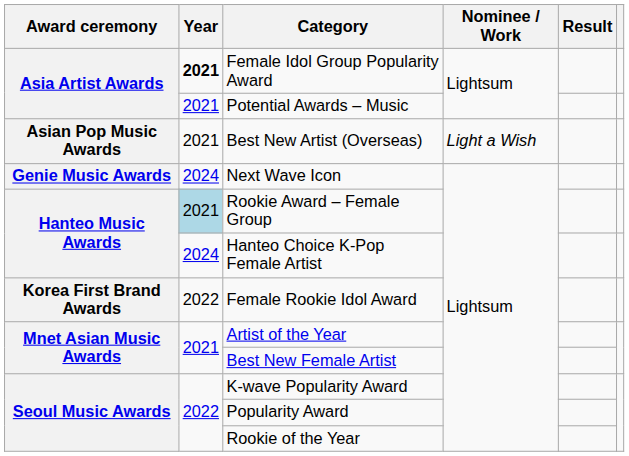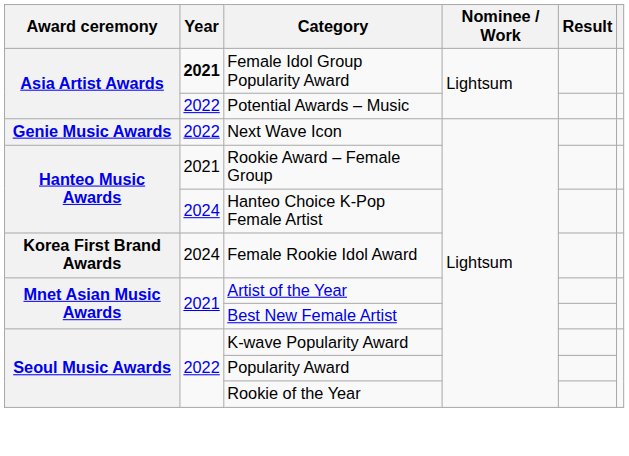(201, 105) 2021 -> (202, 105) 2022
- row: (324, 140)
(201, 176) 2024 -> (202, 131) 2022
(201, 211) lightblue background -> (202, 166) no background
(201, 299) 2022 -> (202, 255) 2024
